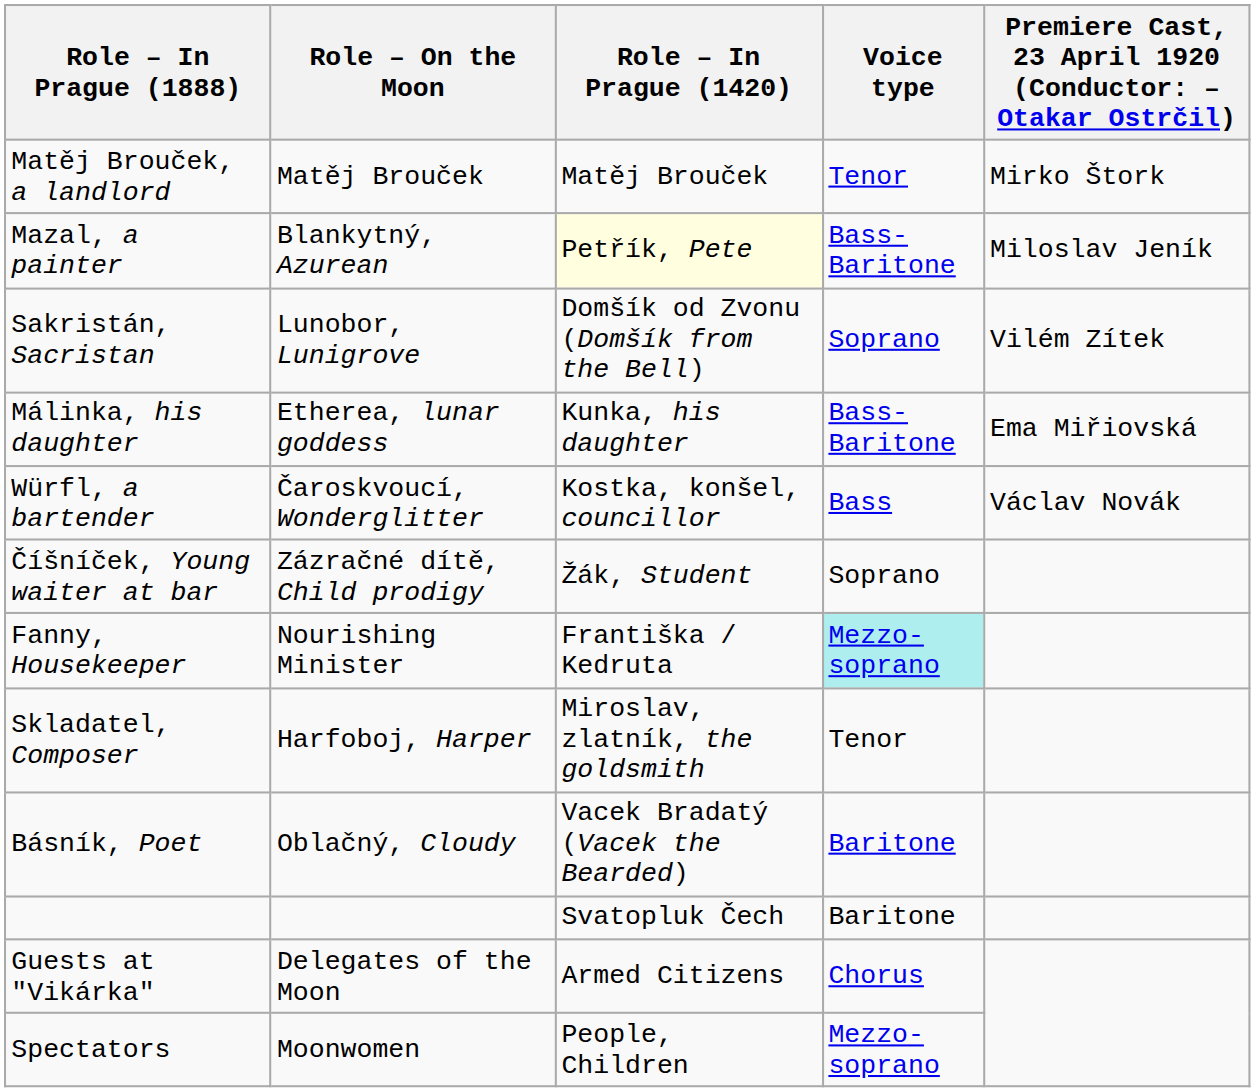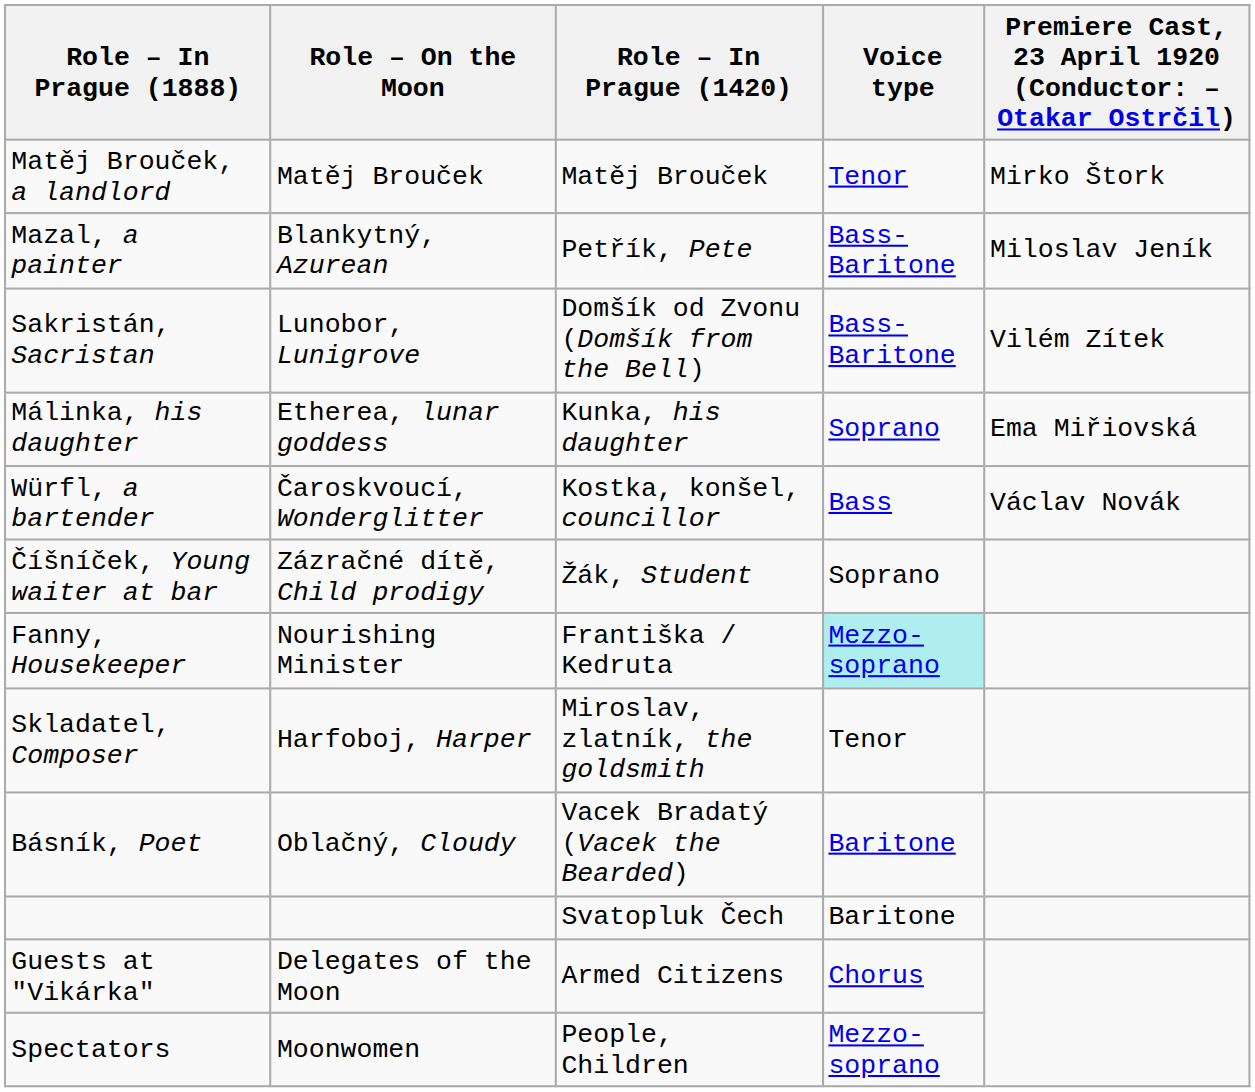(657, 251) lightyellow background -> (657, 251) no background
(884, 340) Soprano -> (892, 340) Bass-Baritone
(892, 429) Bass-Baritone -> (884, 429) Soprano
